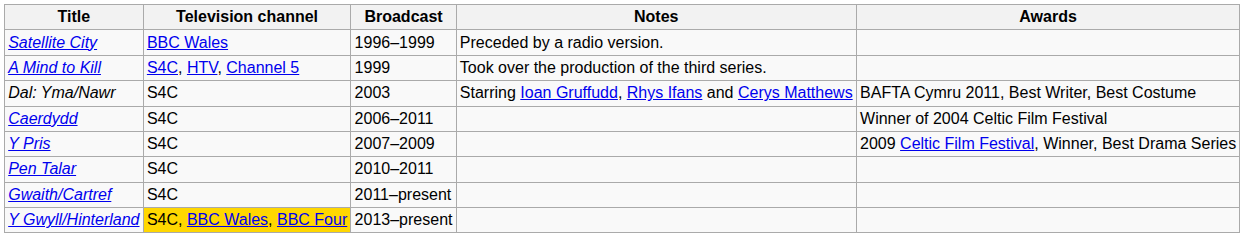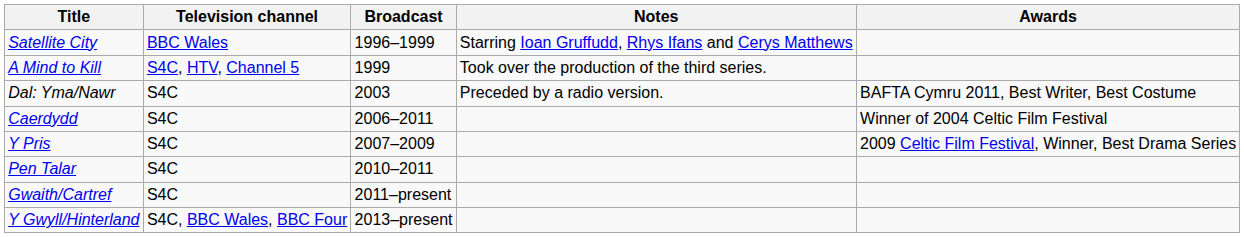(562, 42) Preceded by a radio version. -> (656, 42) Starring Ioan Gruffudd, Rhys Ifans and Cerys Matthews
(656, 93) Starring Ioan Gruffudd, Rhys Ifans and Cerys Matthews -> (562, 93) Preceded by a radio version.
(247, 220) gold background -> (247, 220) no background
